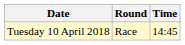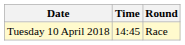columns swapped: (165, 13) <-> (131, 13)
